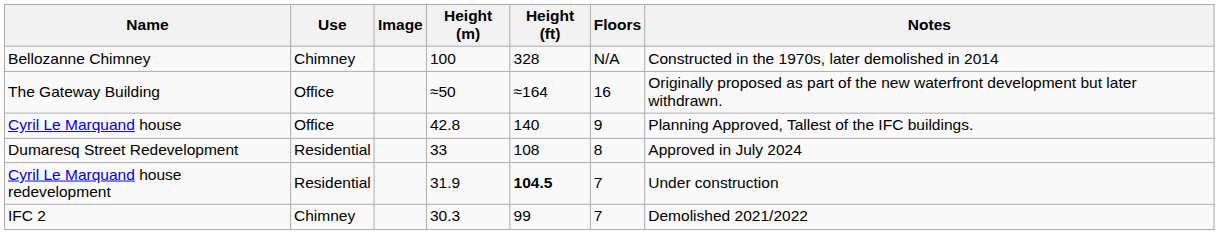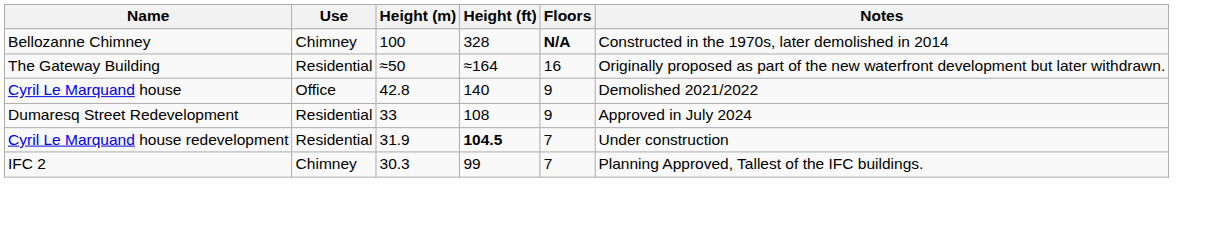- column: (400, 25)
(607, 58) normal -> (557, 41) bold
(314, 92) Office -> (334, 66) Residential
(811, 125) Planning Approved, Tallest of the IFC buildings. -> (678, 90) Demolished 2021/2022
(598, 150) 8 -> (548, 115) 9
(728, 216) Demolished 2021/2022 -> (761, 164) Planning Approved, Tallest of the IFC buildings.
